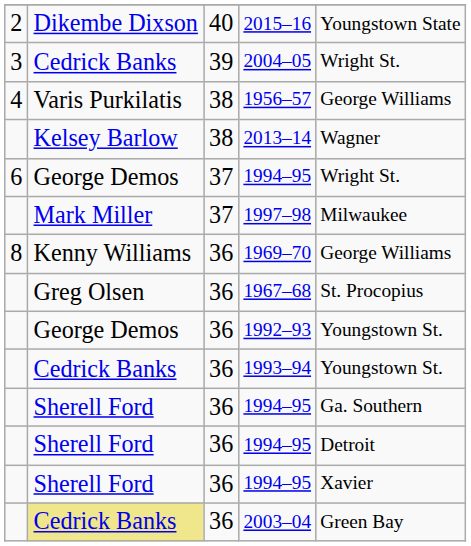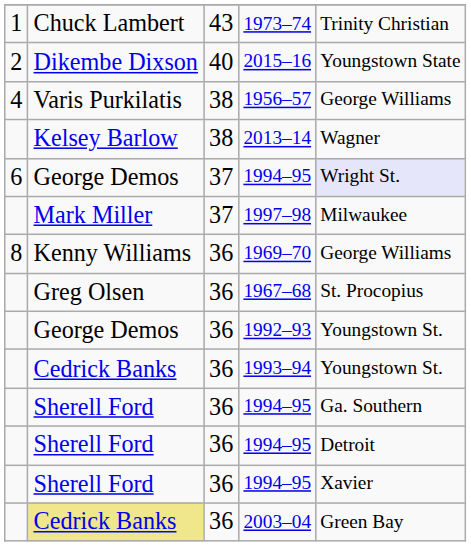+ row: (16, 23)
- row: (16, 61)
(360, 176) no background -> (360, 176) lavender background
